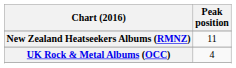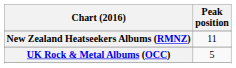(212, 54) 4 -> (212, 54) 5
